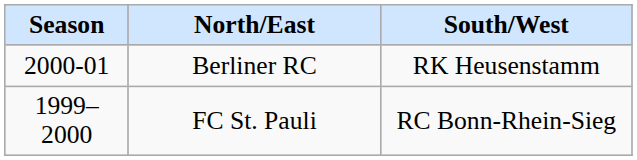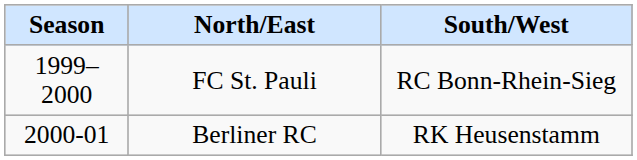rows swapped: (254, 120) <-> (254, 65)
